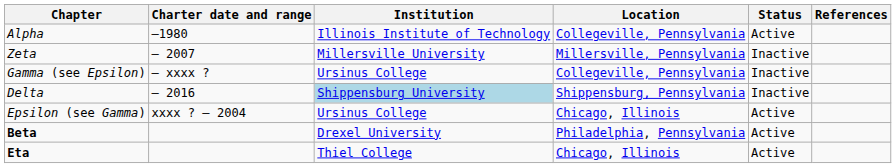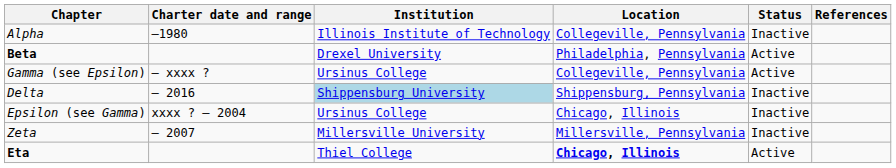(773, 34) Active -> (780, 34) Inactive
rows swapped: (22, 133) <-> (22, 54)
(780, 73) Inactive -> (773, 73) Active
(773, 113) Active -> (780, 113) Inactive
(618, 152) normal -> (618, 152) bold
